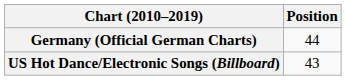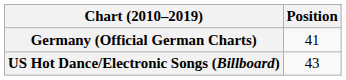(312, 39) 44 -> (312, 39) 41
